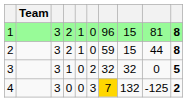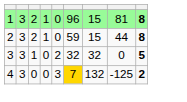- column: (34, 13)
